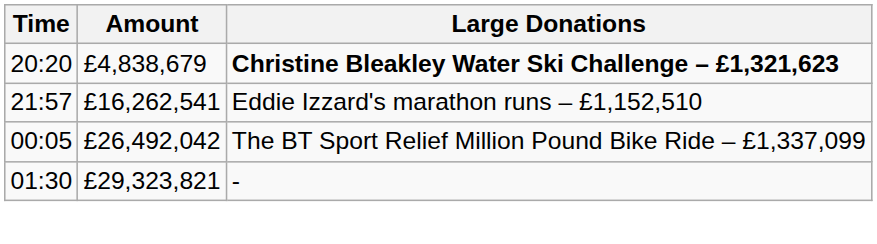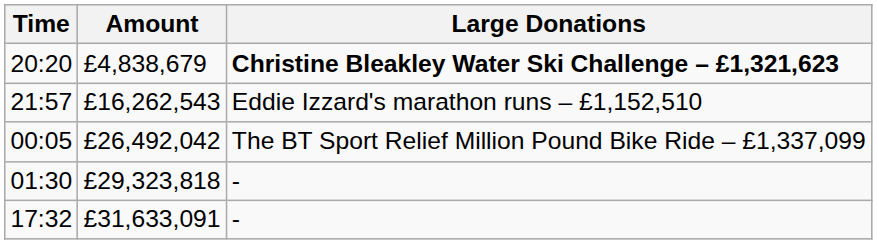(152, 102) £16,262,541 -> (152, 102) £16,262,543
(152, 180) £29,323,821 -> (152, 180) £29,323,818
+ row: (41, 219)
